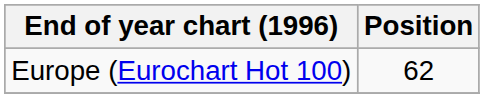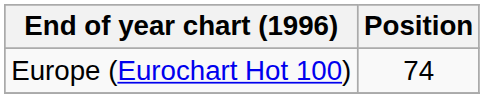(419, 70) 62 -> (419, 70) 74
